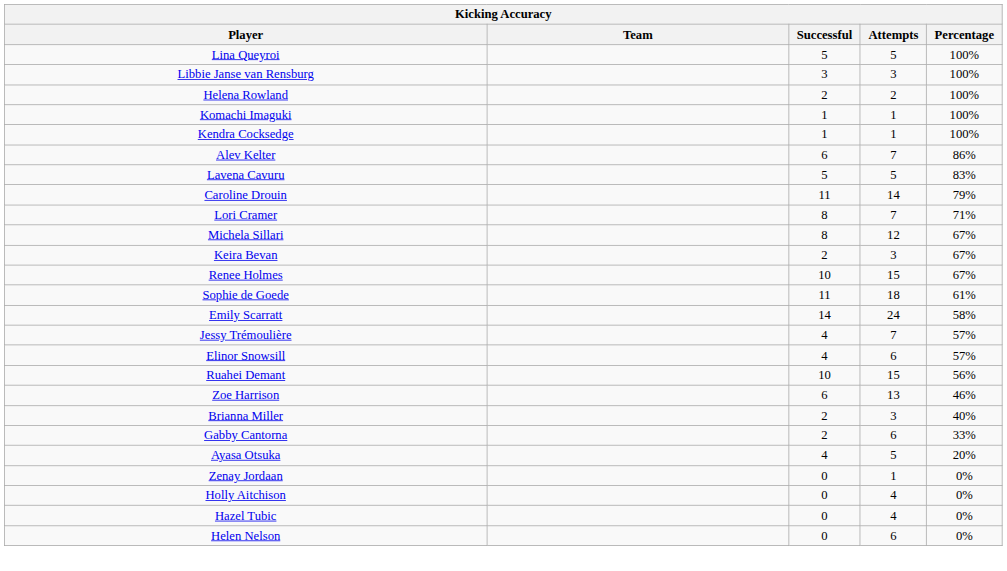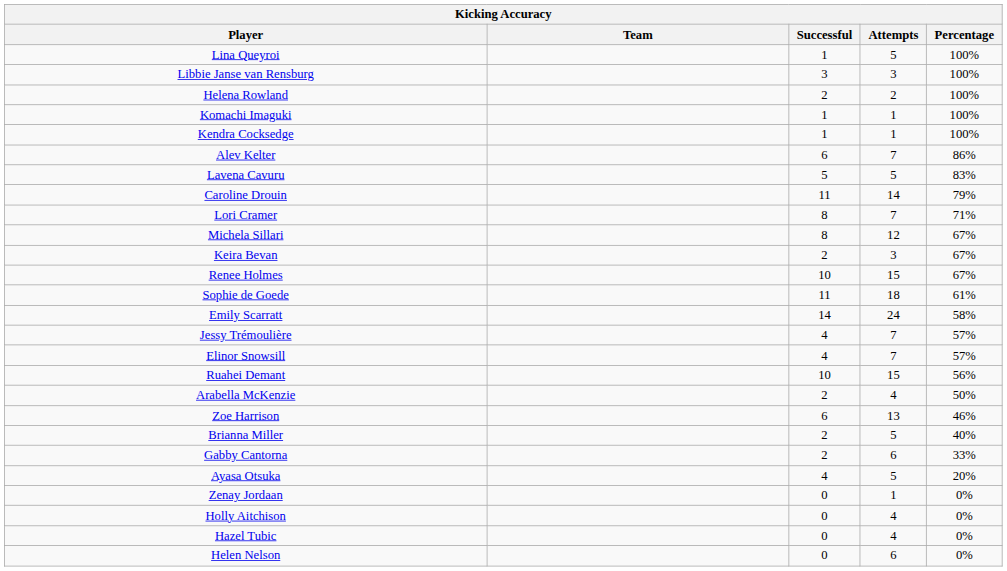(824, 54) 5 -> (824, 54) 1
(893, 355) 6 -> (893, 355) 7
+ row: (246, 395)
(893, 415) 3 -> (893, 435) 5
